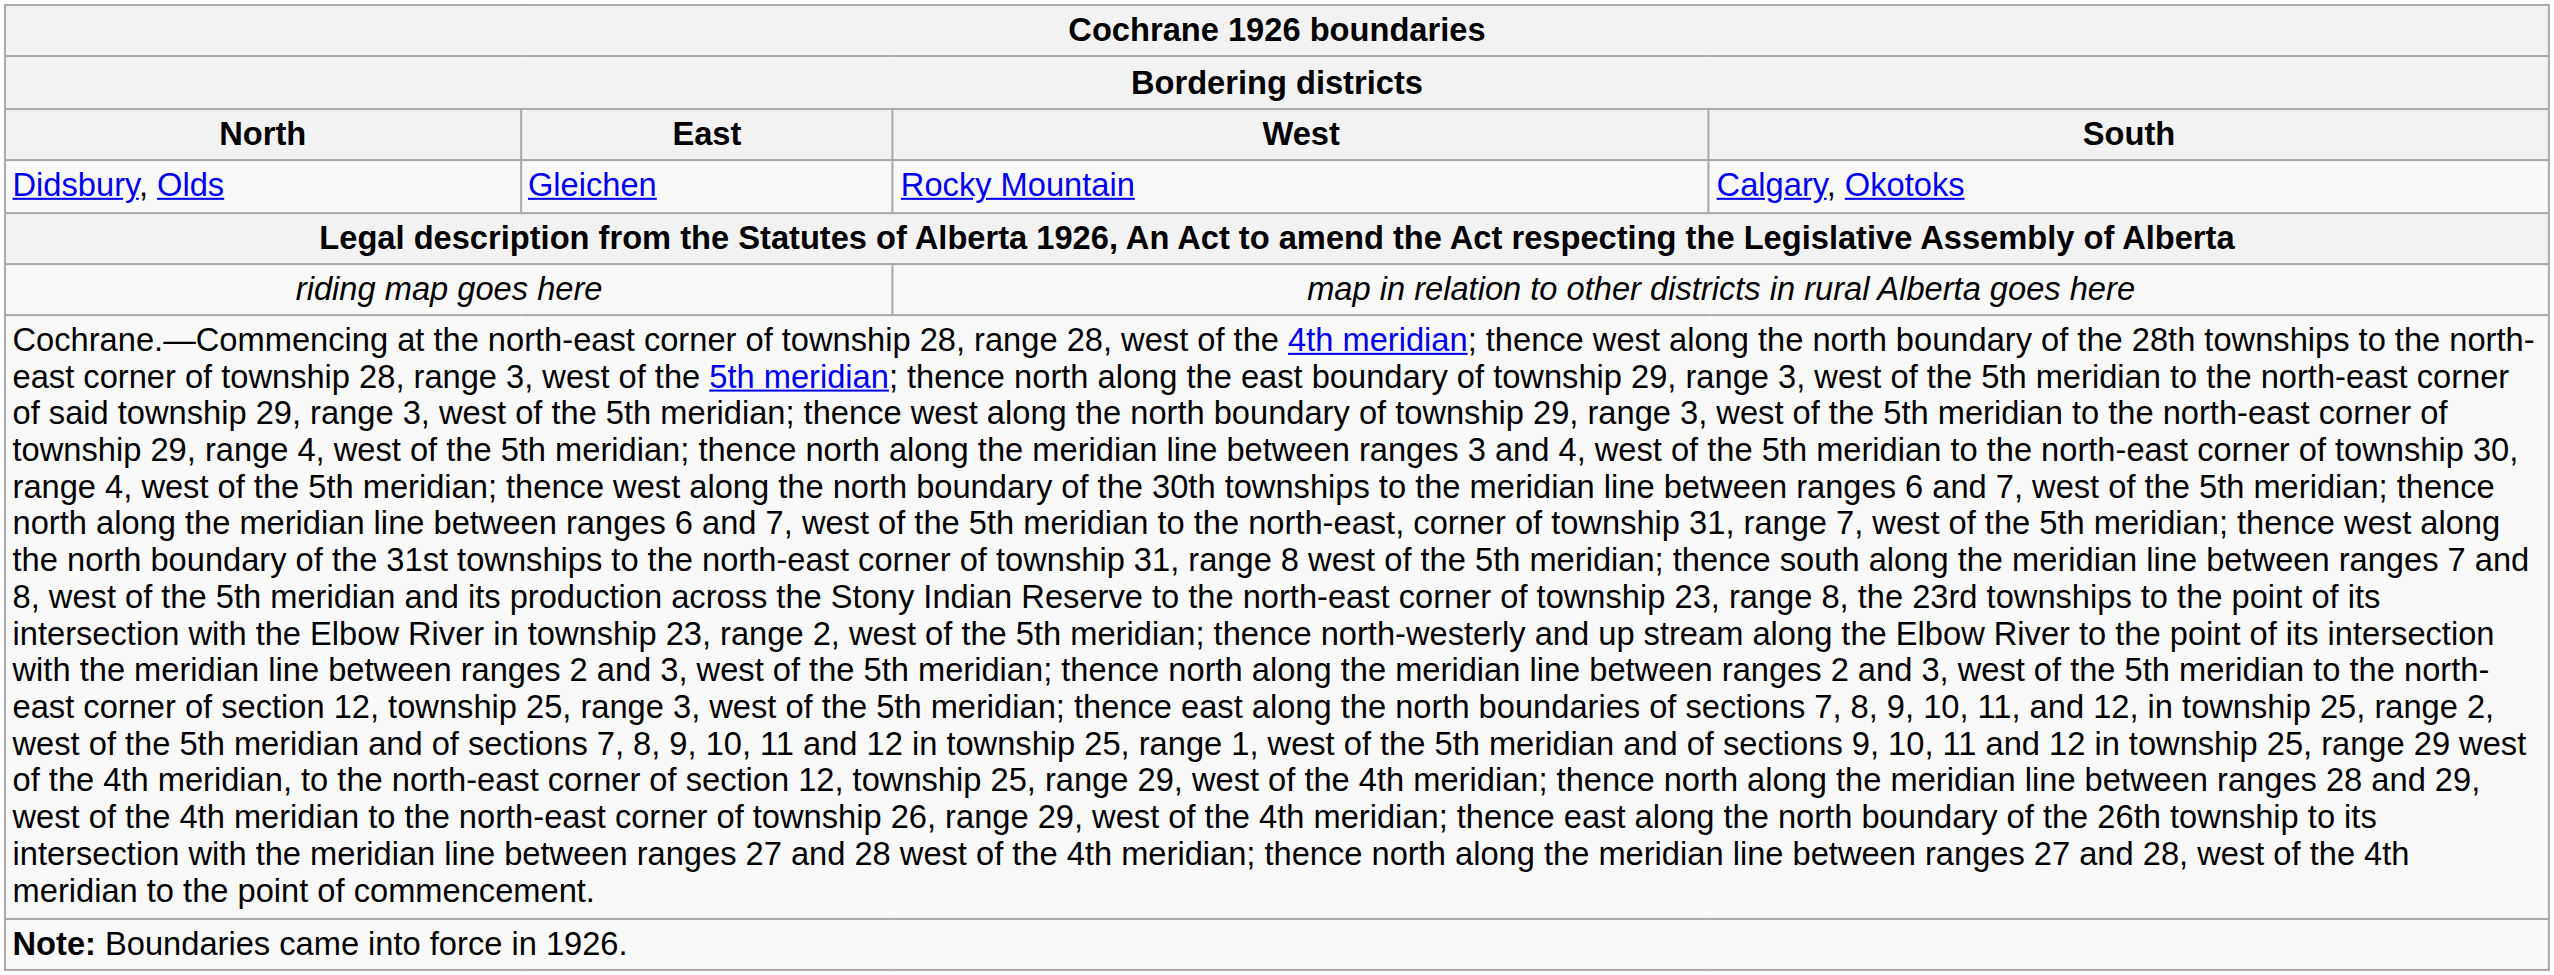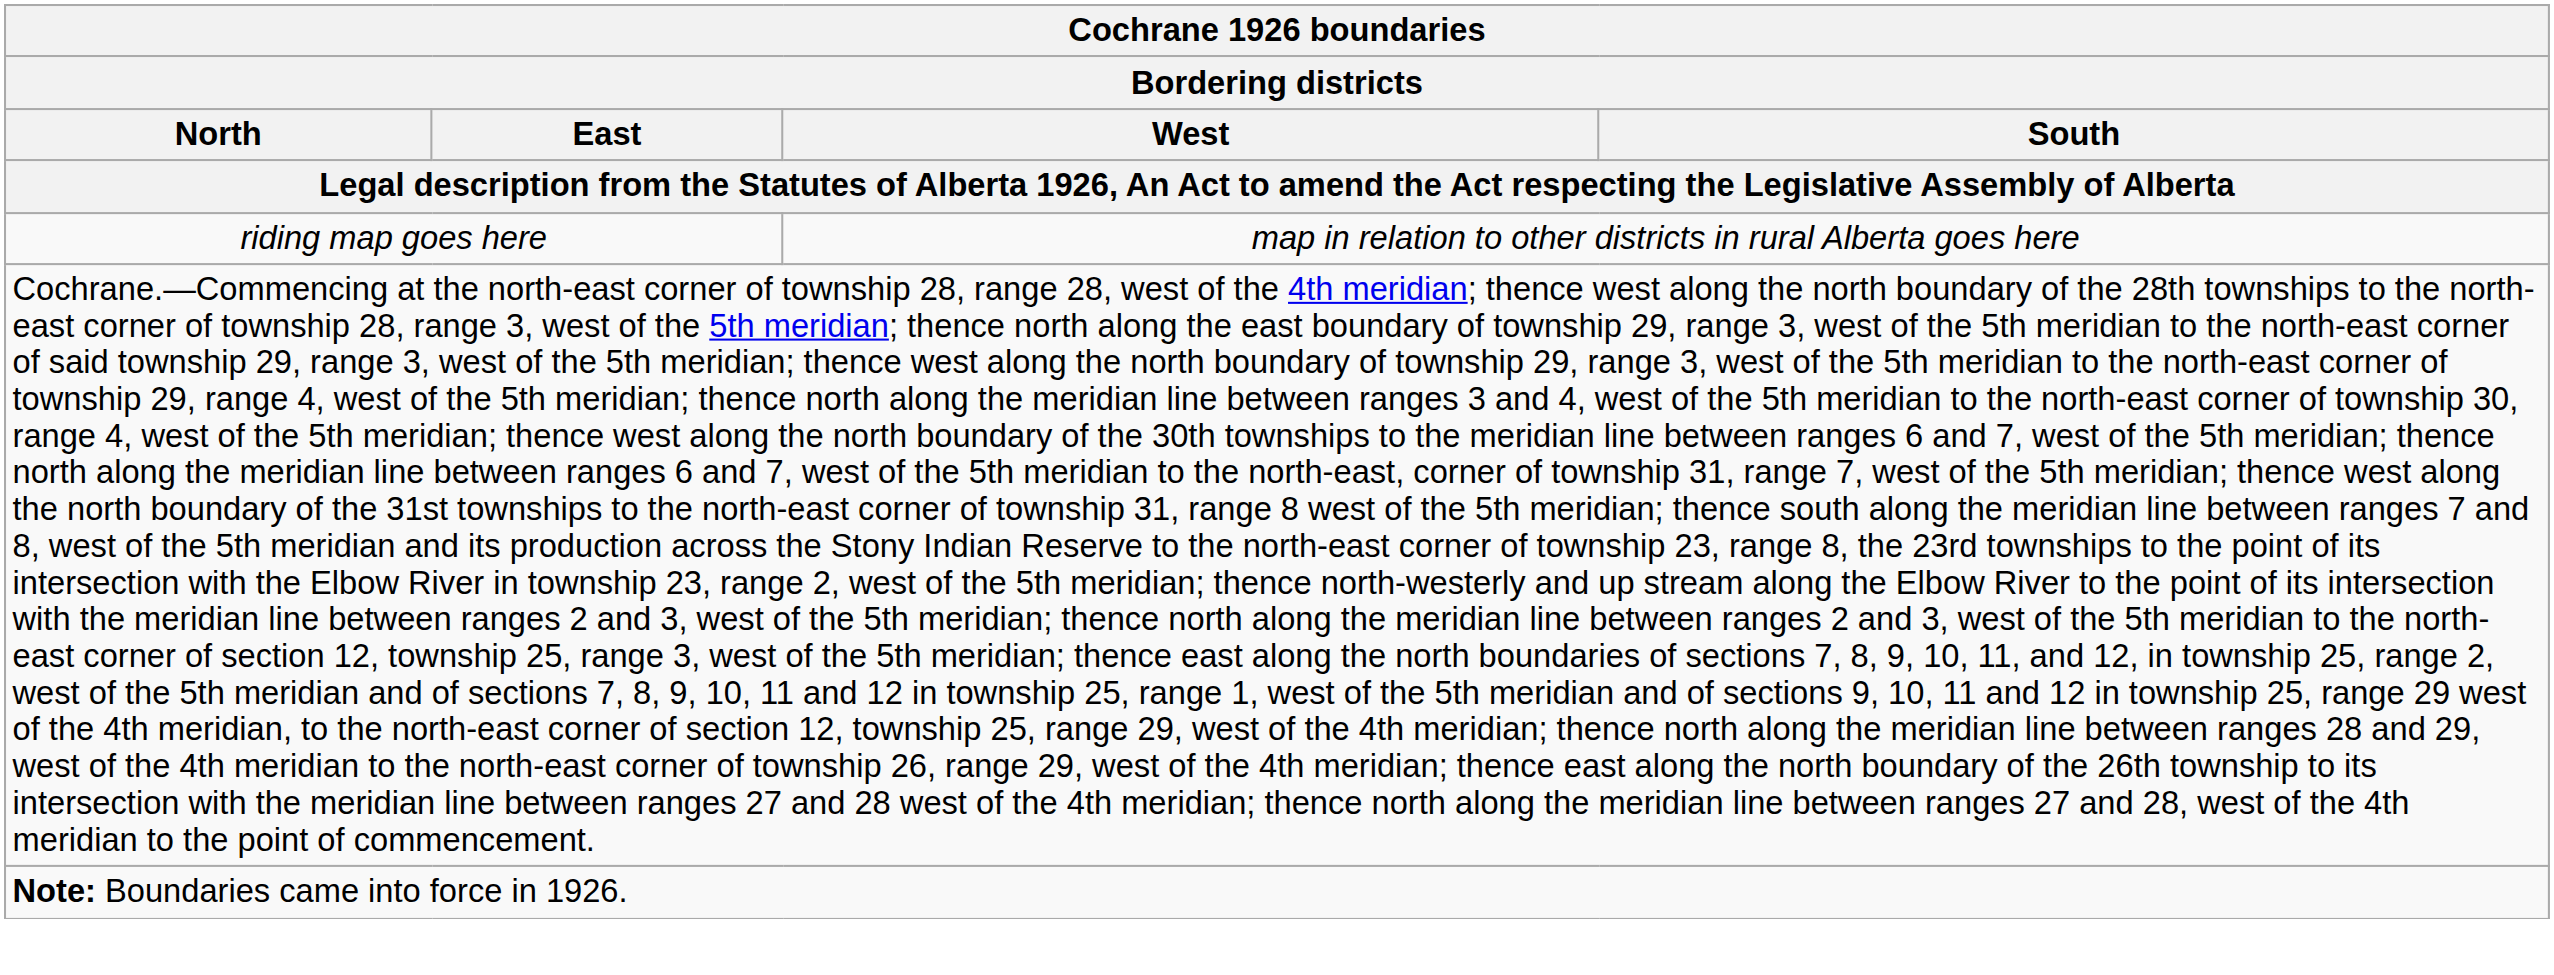- row: (118, 185)
